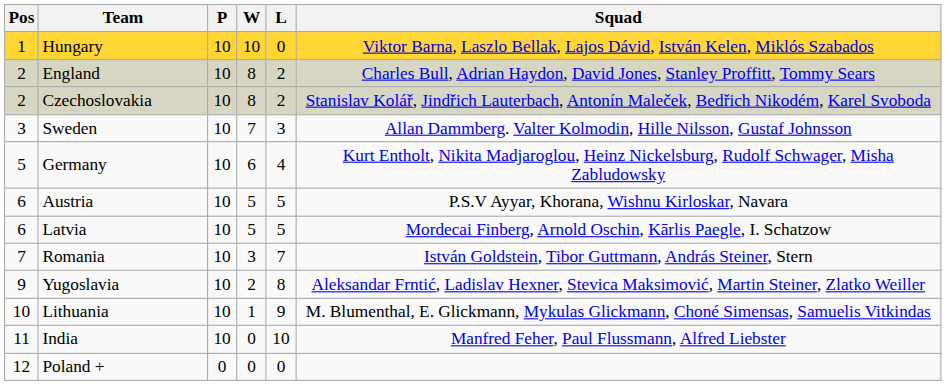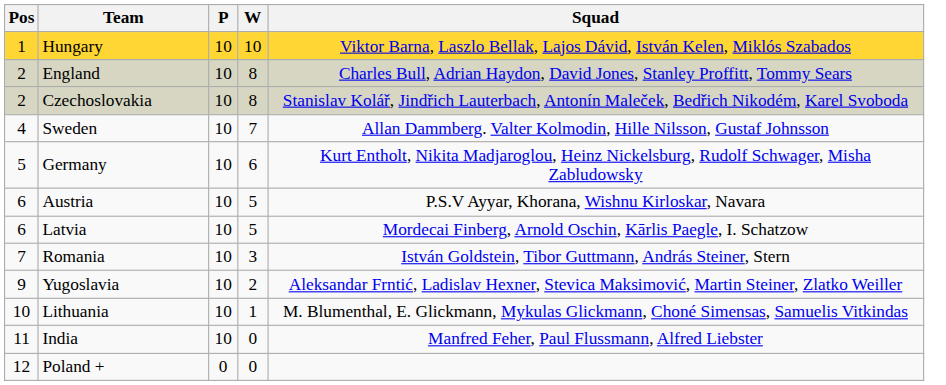- column: (281, 18)
(21, 127) 3 -> (21, 127) 4
